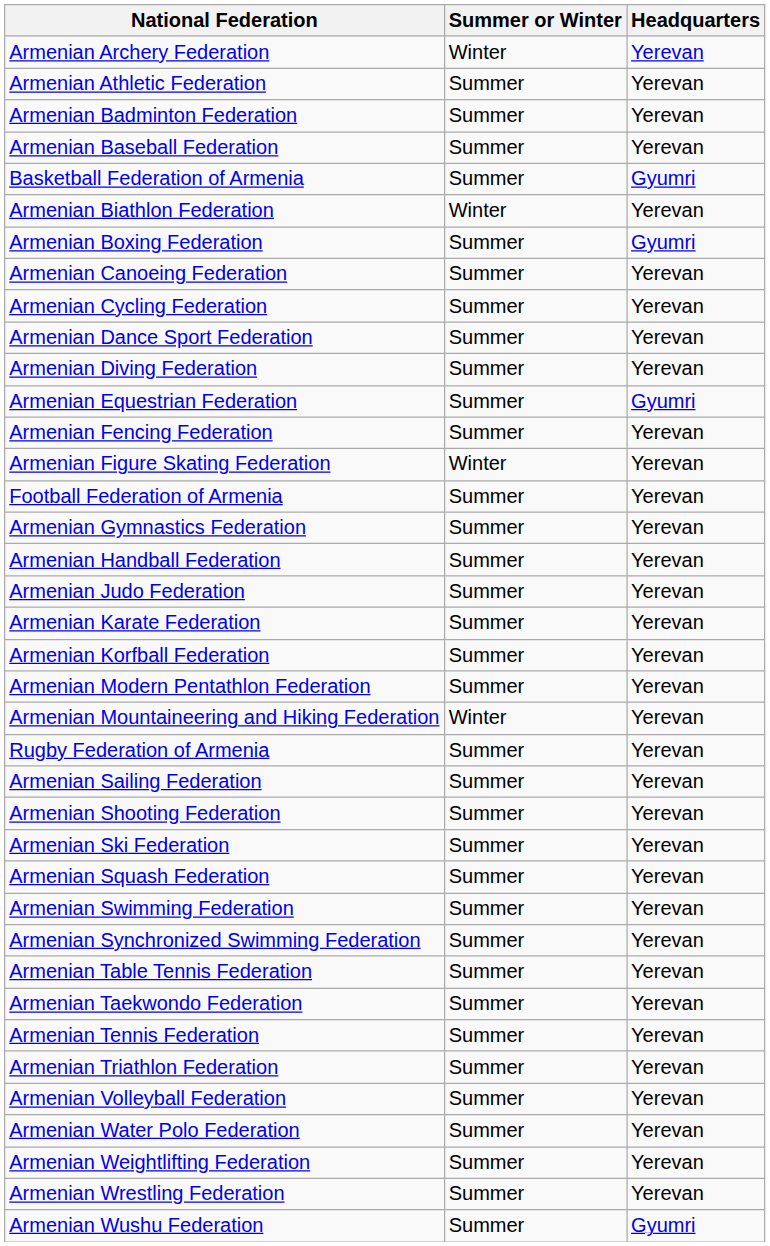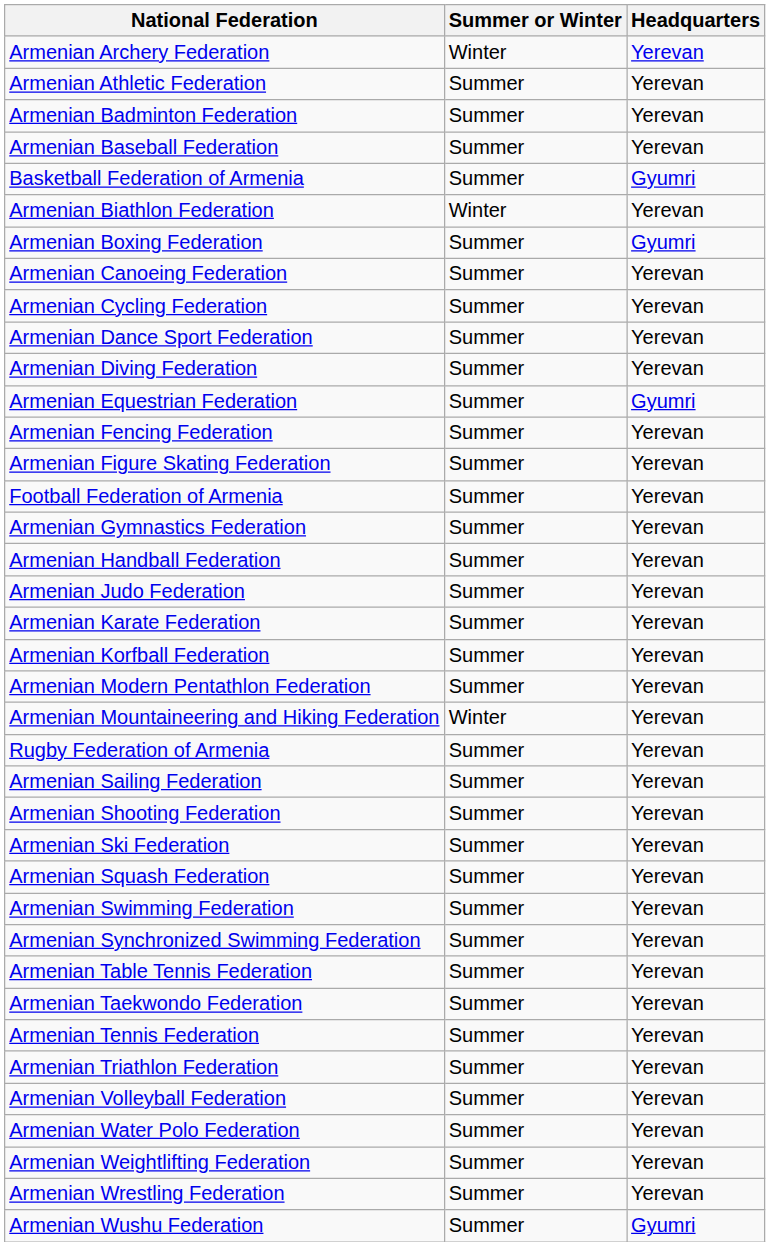(478, 464) Winter -> (486, 464) Summer
